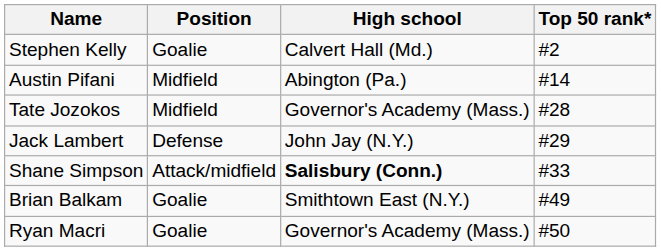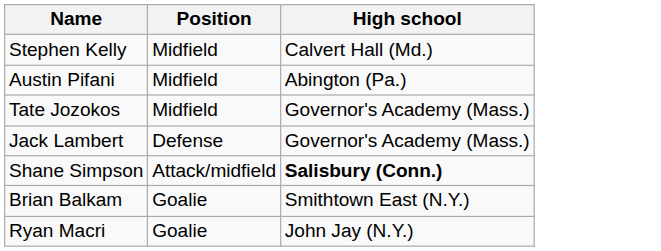- column: (595, 19)
(180, 49) Goalie -> (185, 49) Midfield
(349, 140) John Jay (N.Y.) -> (407, 140) Governor's Academy (Mass.)
(407, 230) Governor's Academy (Mass.) -> (349, 230) John Jay (N.Y.)
